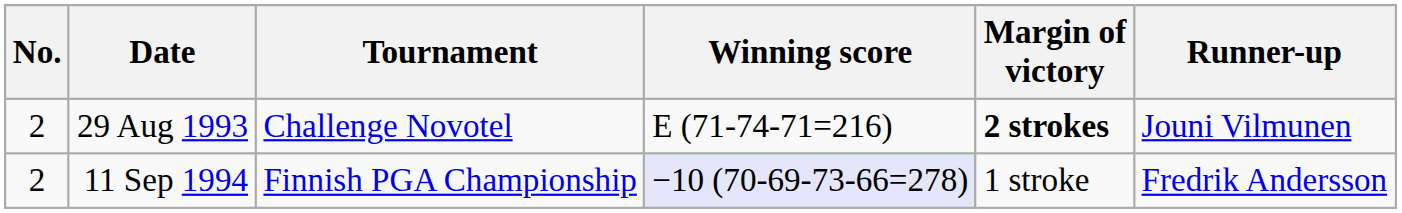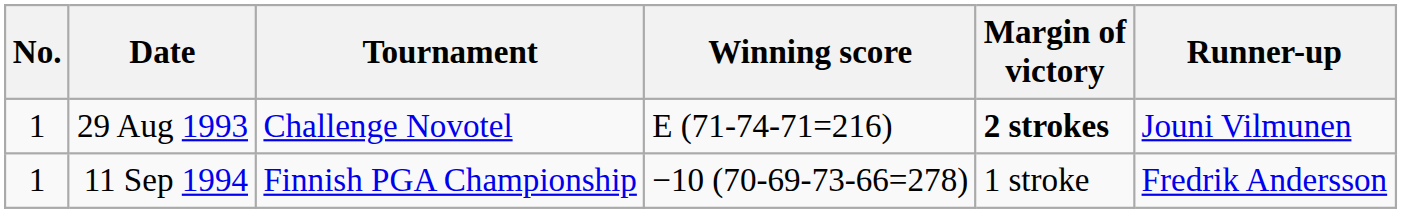(37, 125) 2 -> (37, 125) 1
(37, 180) 2 -> (37, 180) 1
(810, 180) lavender background -> (810, 180) no background
